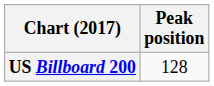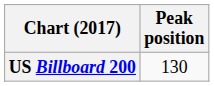(174, 66) 128 -> (174, 66) 130
